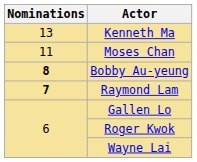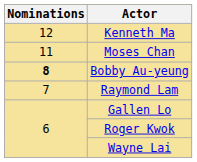(46, 33) 13 -> (46, 33) 12
(46, 90) bold -> (46, 90) normal
